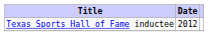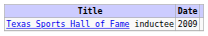(188, 24) 2012 -> (188, 24) 2009
